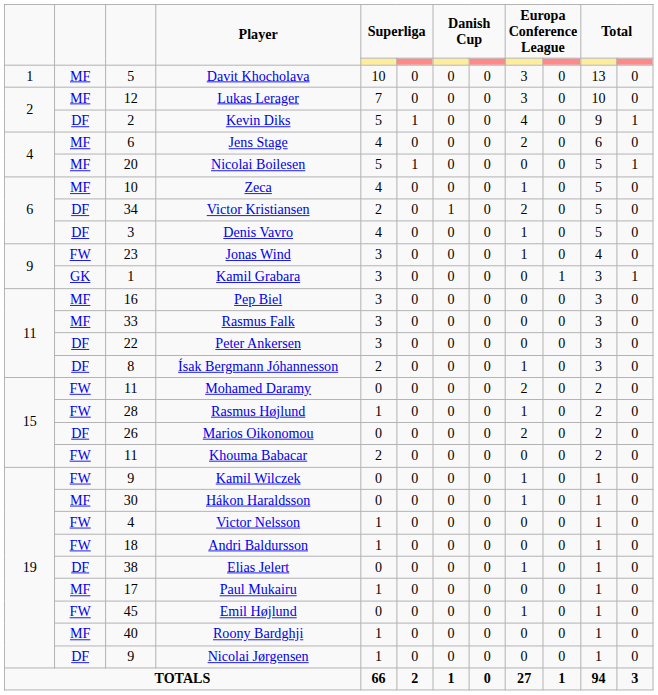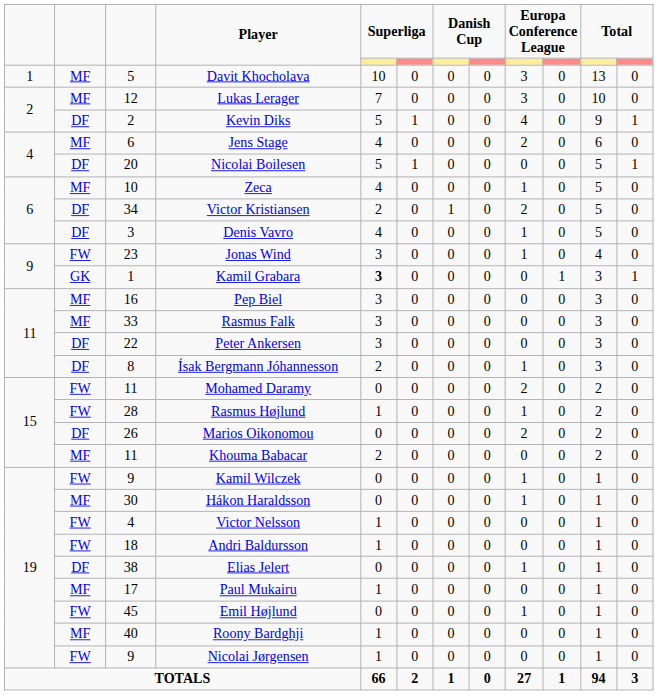(80, 165) MF -> (80, 165) DF
(379, 277) normal -> (379, 277) bold
(80, 455) FW -> (80, 455) MF
(80, 656) DF -> (80, 656) FW
